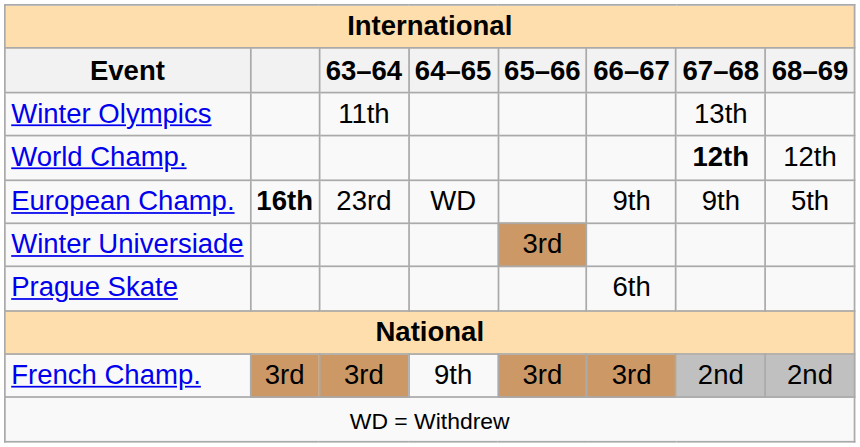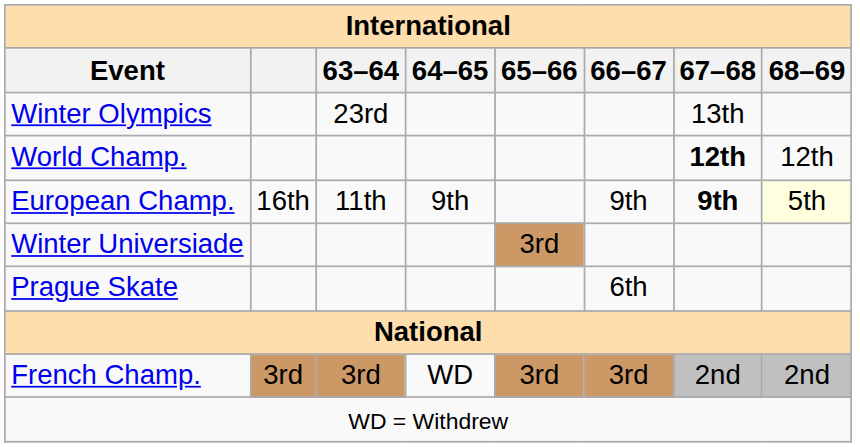(364, 113) 11th -> (361, 113) 23rd
(285, 200) bold -> (283, 200) normal
(364, 200) 23rd -> (361, 200) 11th
(453, 200) WD -> (450, 200) 9th
(721, 200) normal -> (718, 200) bold
(810, 200) no background -> (807, 200) lightyellow background
(453, 375) 9th -> (450, 375) WD
